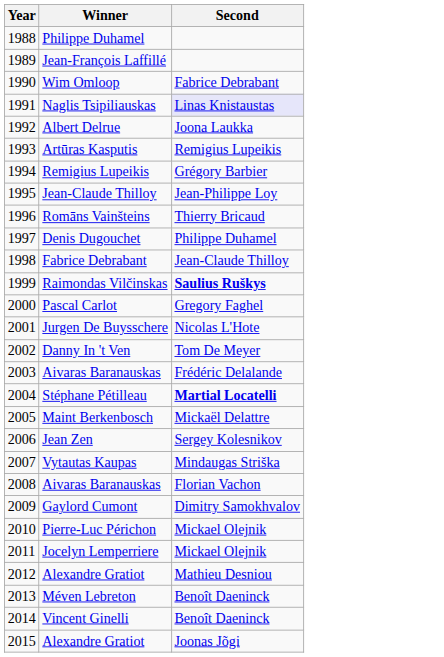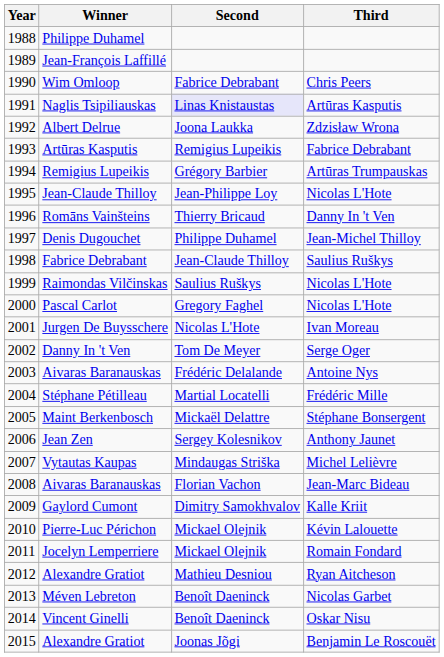+ column: (371, 15)
(220, 283) bold -> (218, 283) normal
(225, 395) bold -> (222, 395) normal
